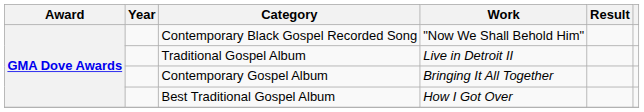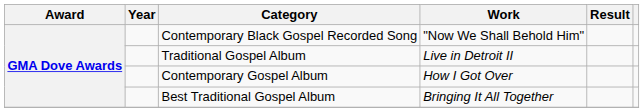(488, 76) Bringing It All Together -> (468, 76) How I Got Over
(468, 96) How I Got Over -> (488, 96) Bringing It All Together
